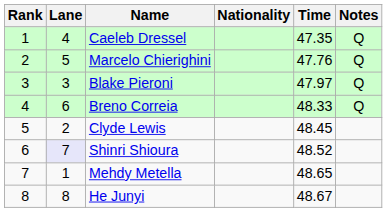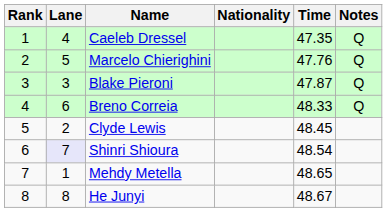(315, 83) 47.97 -> (315, 83) 47.87
(315, 151) 48.52 -> (315, 151) 48.54
